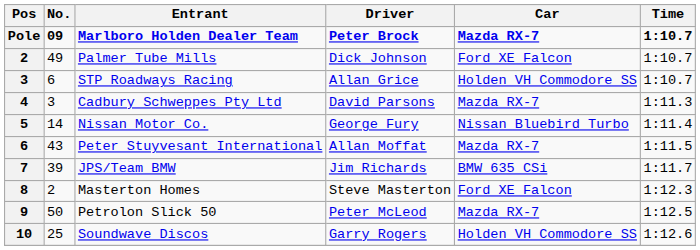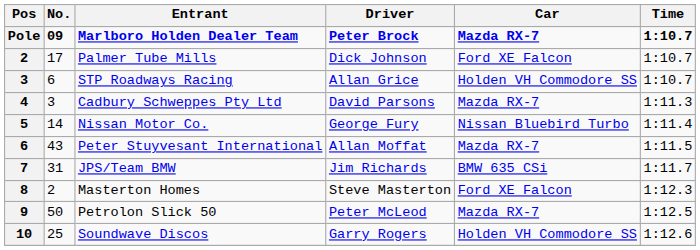(55, 60) 49 -> (55, 60) 17
(55, 169) 39 -> (55, 169) 31
